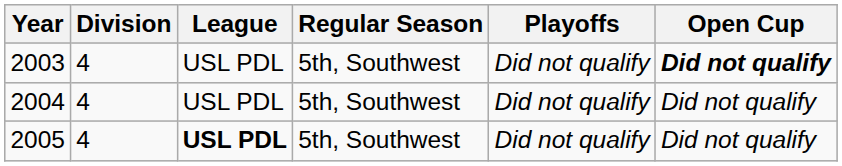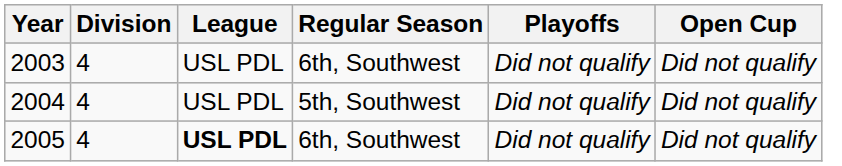(379, 62) 5th, Southwest -> (379, 62) 6th, Southwest
(746, 62) bold -> (739, 62) normal
(379, 140) 5th, Southwest -> (379, 140) 6th, Southwest
